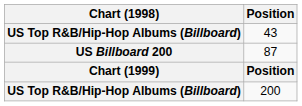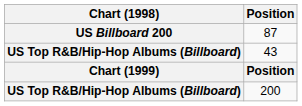rows swapped: (270, 52) <-> (270, 33)
